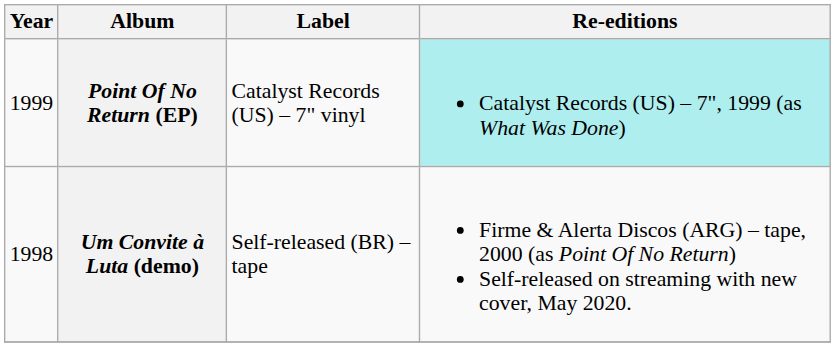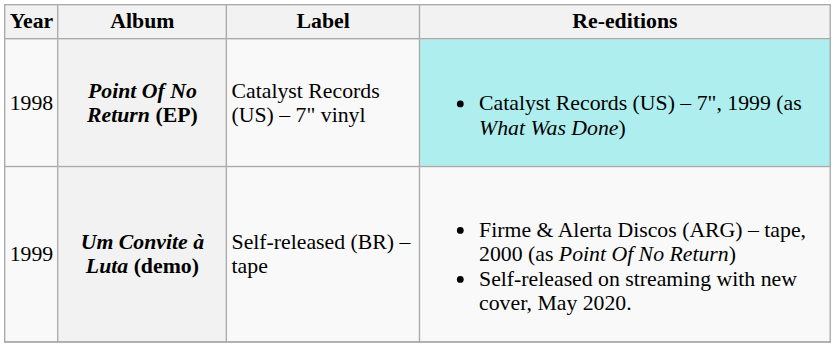(31, 102) 1999 -> (31, 102) 1998
(31, 253) 1998 -> (31, 253) 1999
